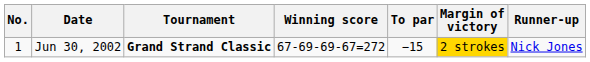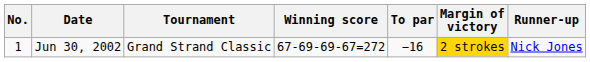(199, 47) bold -> (199, 47) normal
(412, 47) −15 -> (412, 47) −16
